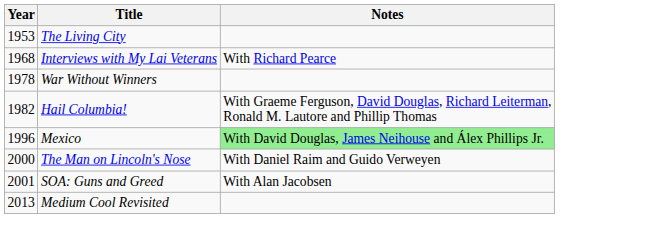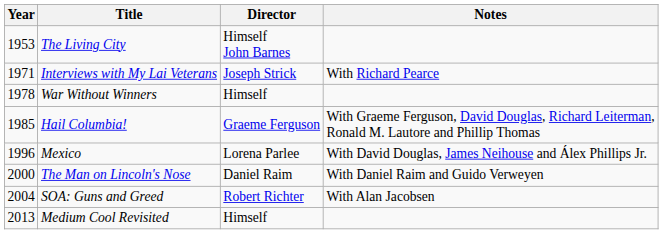+ column: (272, 15)
(21, 58) 1968 -> (21, 73) 1971
(21, 109) 1982 -> (21, 124) 1985
(384, 138) lightgreen background -> (487, 153) no background
(21, 181) 2001 -> (21, 196) 2004
